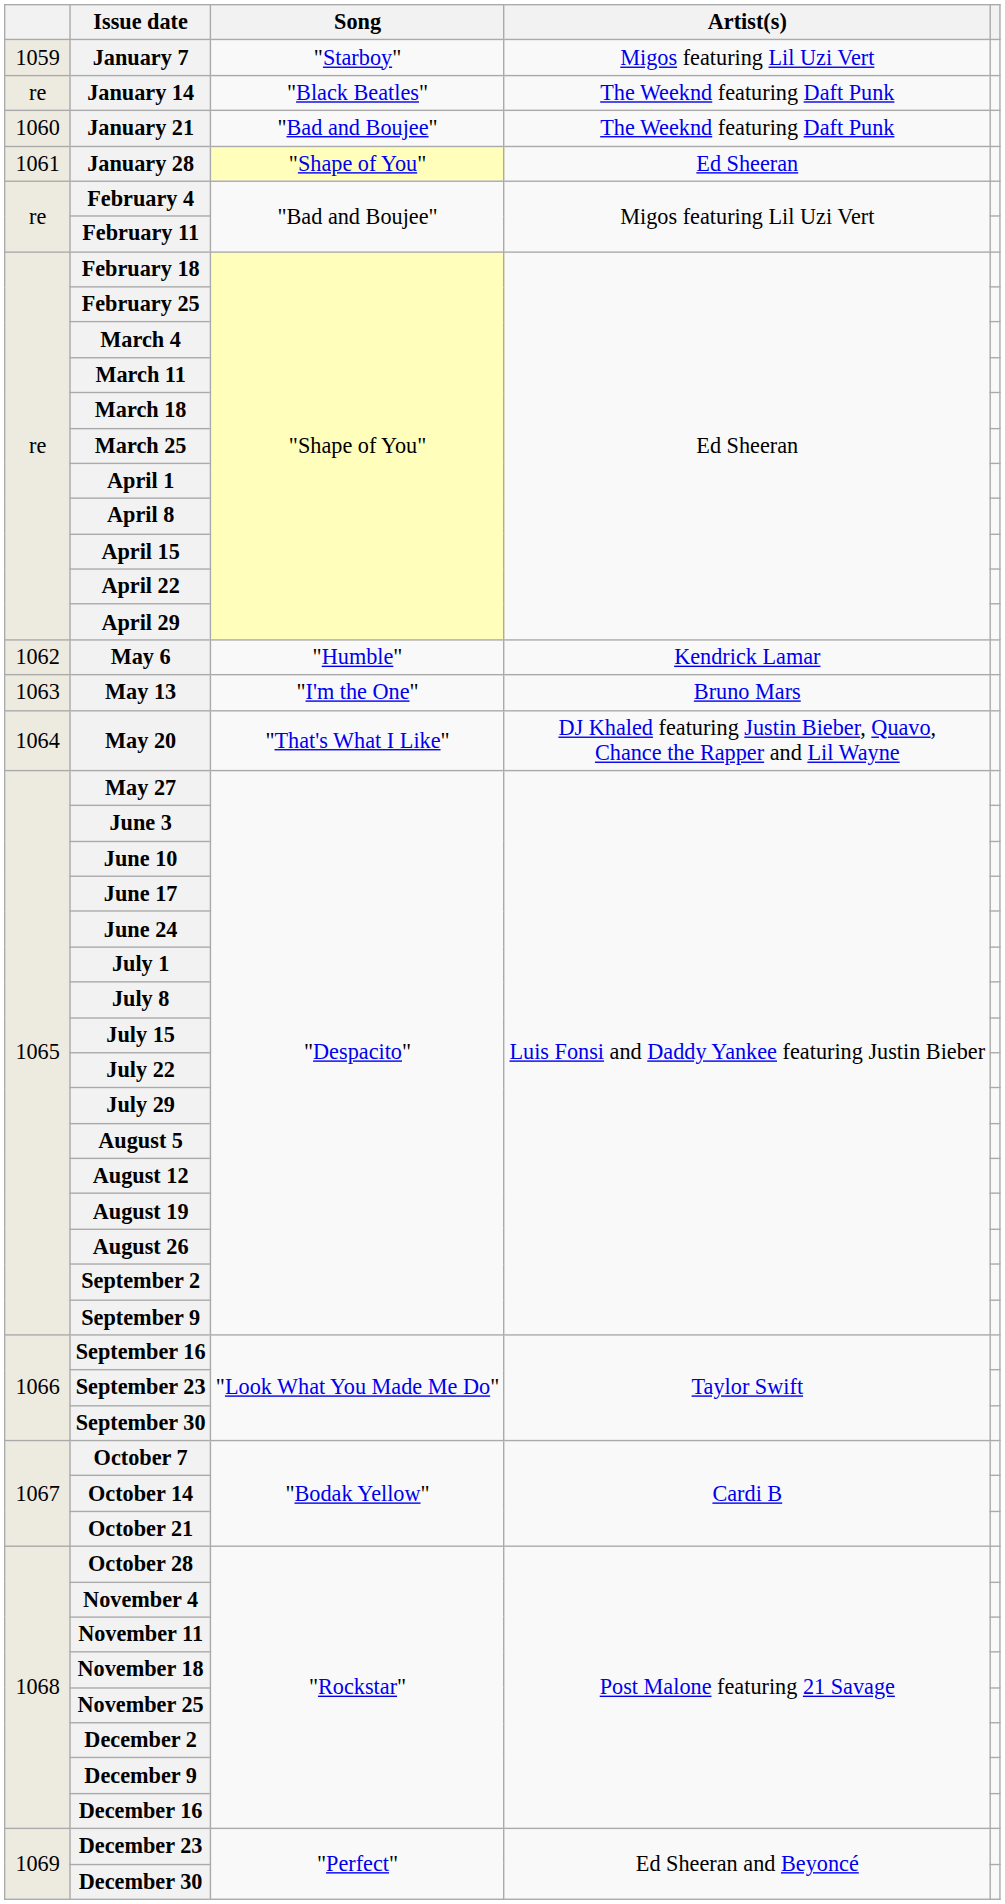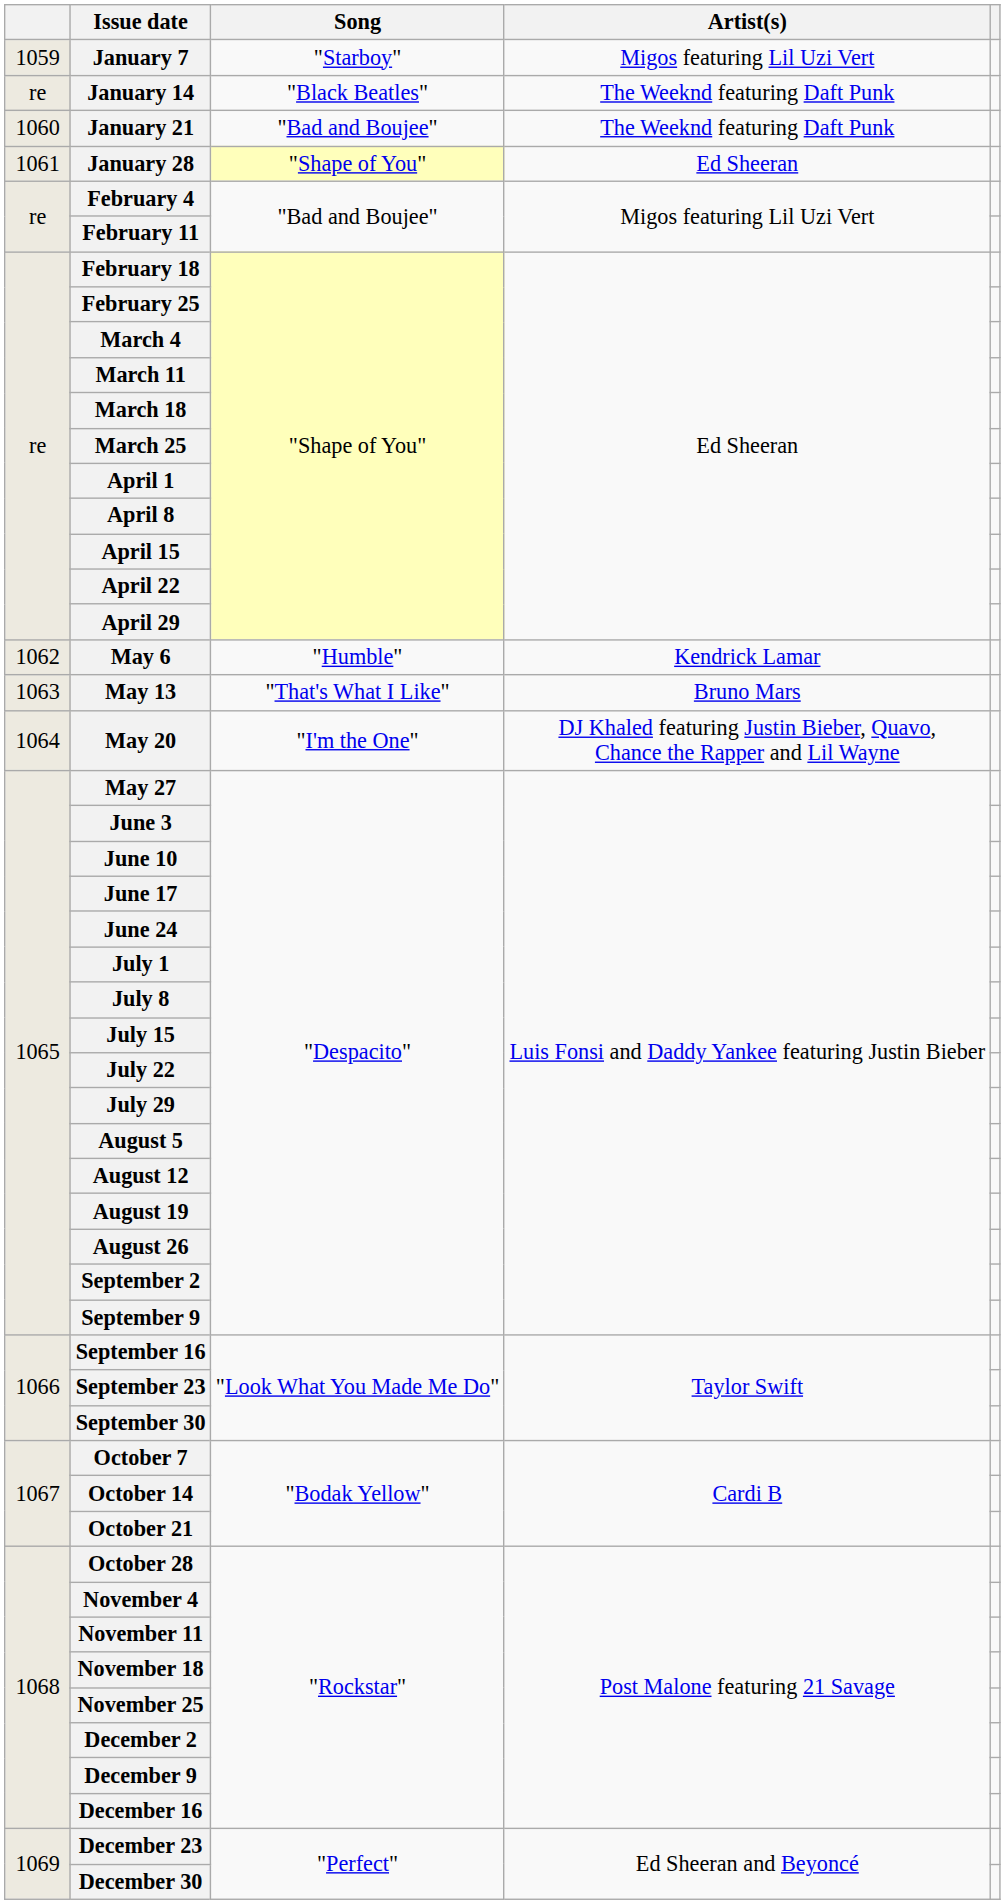(358, 692) "I'm the One" -> (358, 692) "That's What I Like"
(358, 740) "That's What I Like" -> (358, 740) "I'm the One"
